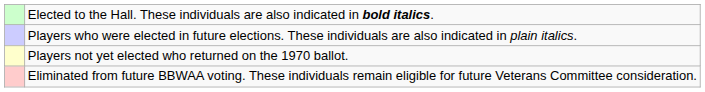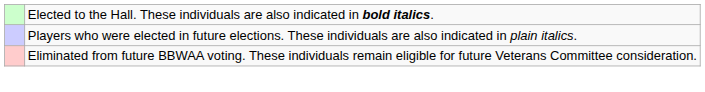- row: (188, 55)
